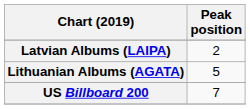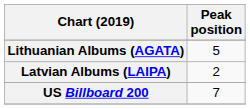rows swapped: (96, 51) <-> (96, 72)
